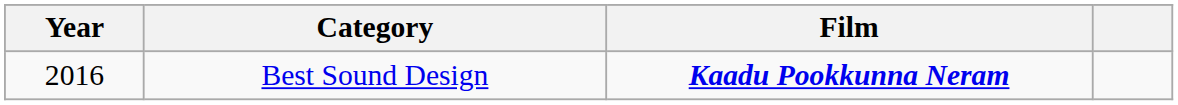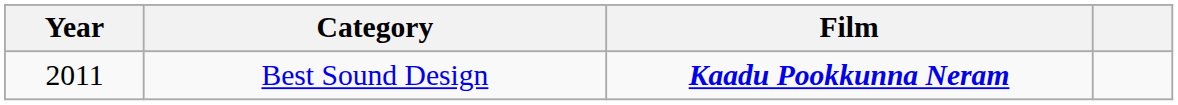(74, 74) 2016 -> (74, 74) 2011
